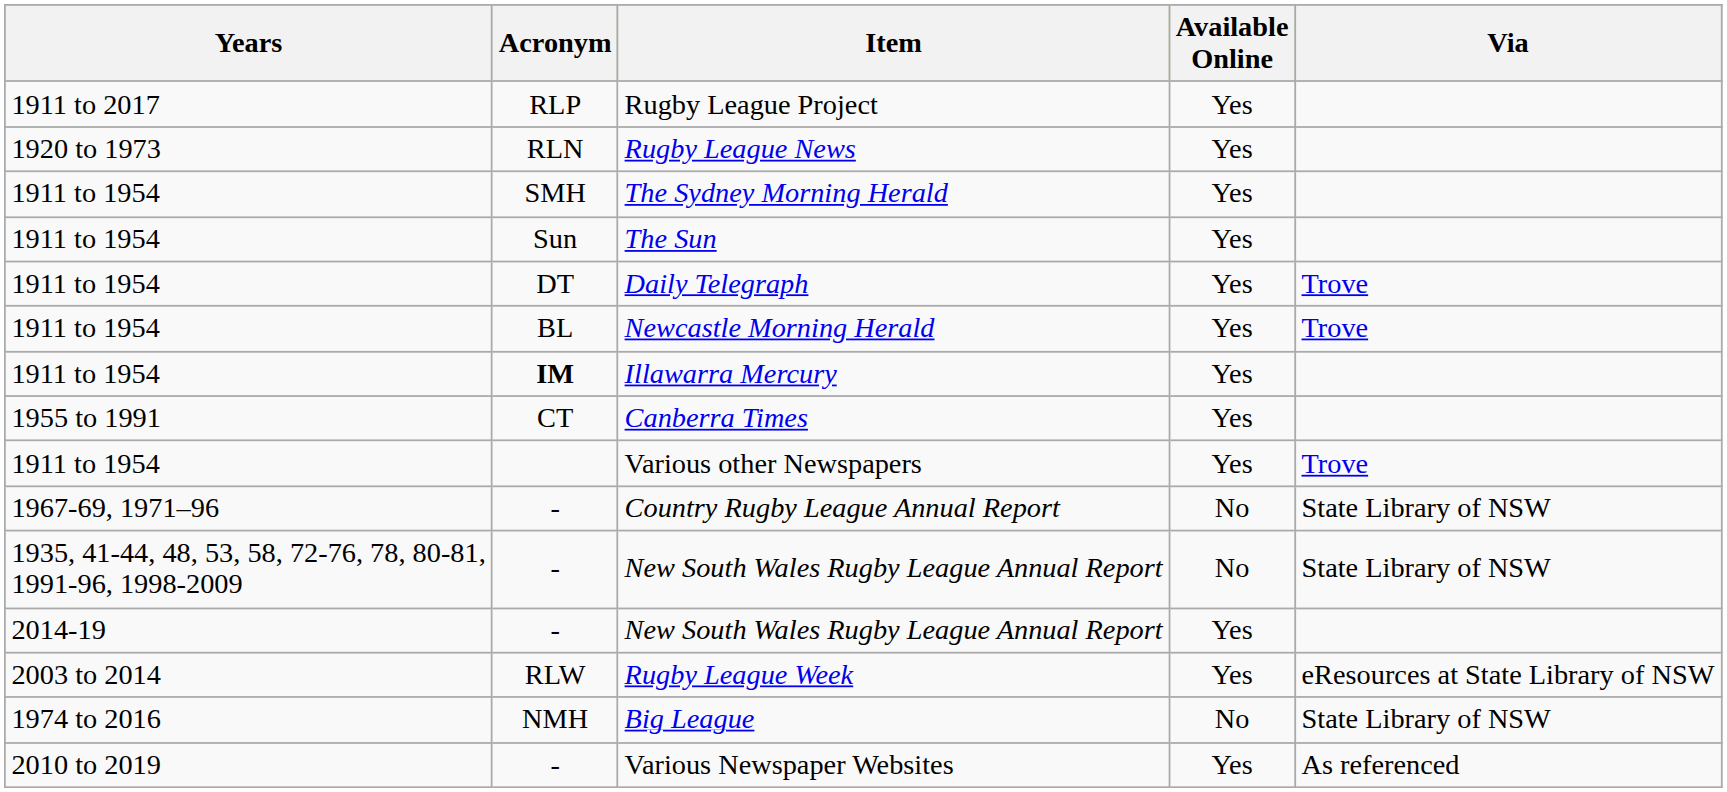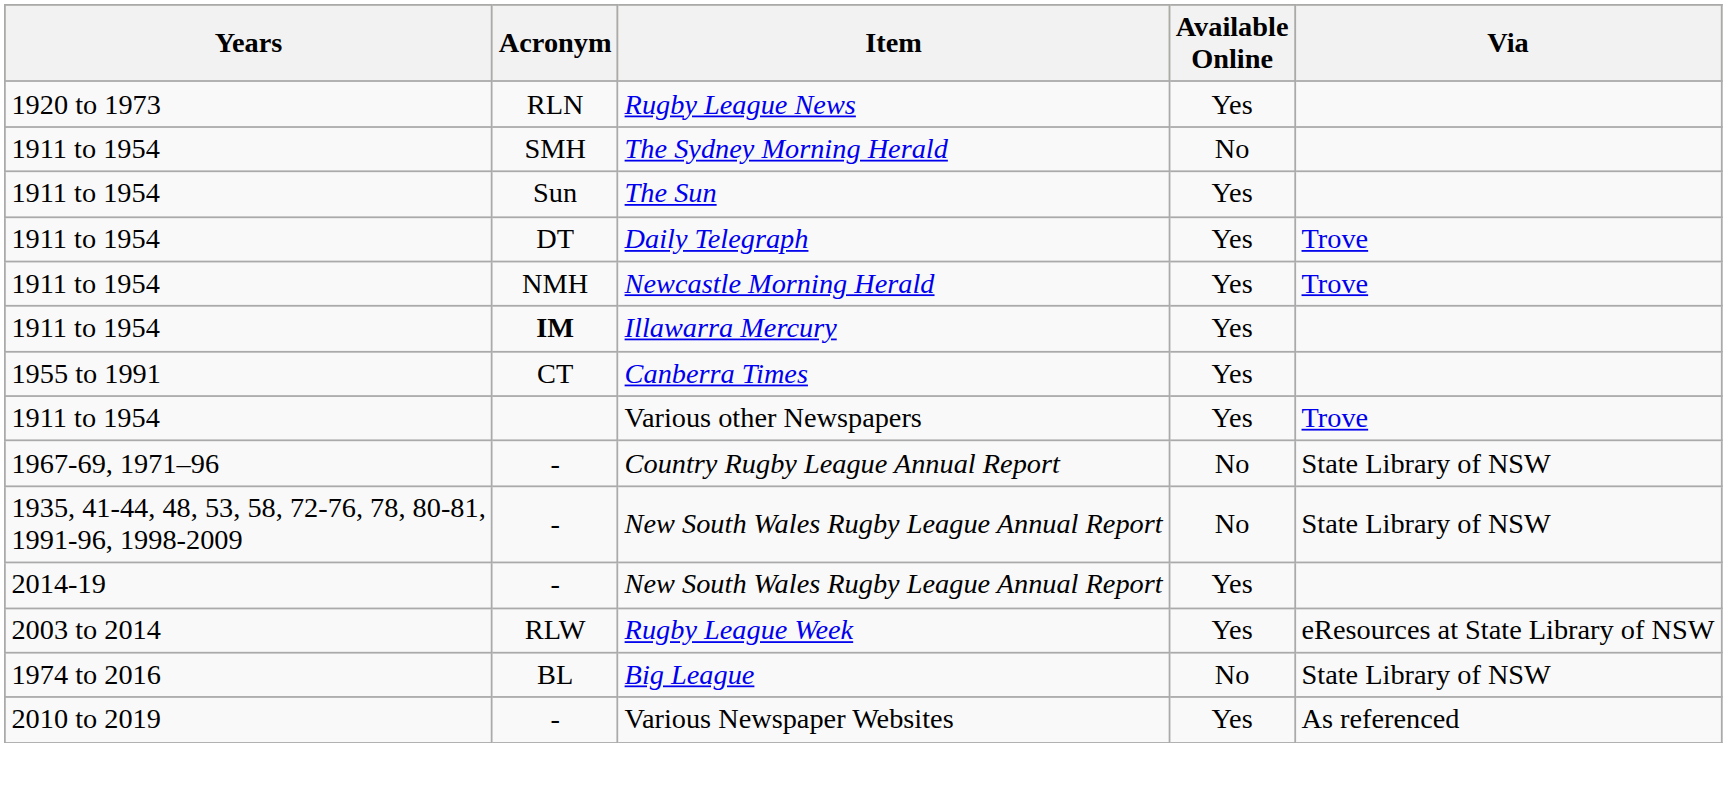- row: (86, 103)
(1232, 193) Yes -> (1232, 148) No
(555, 328) BL -> (555, 283) NMH
(555, 719) NMH -> (555, 674) BL
